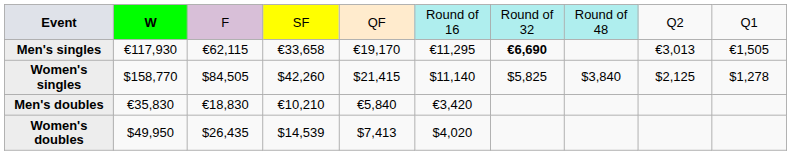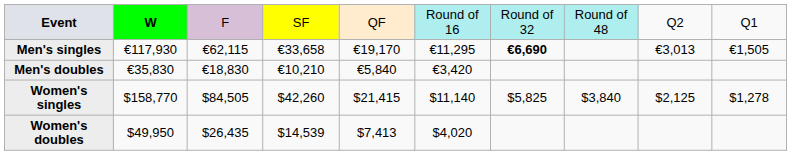rows swapped: (59, 78) <-> (59, 105)
